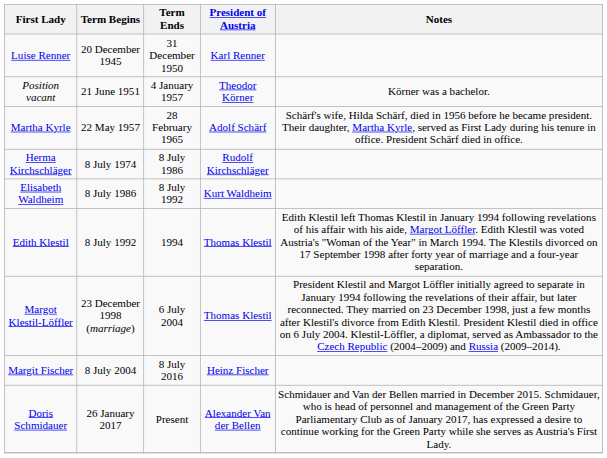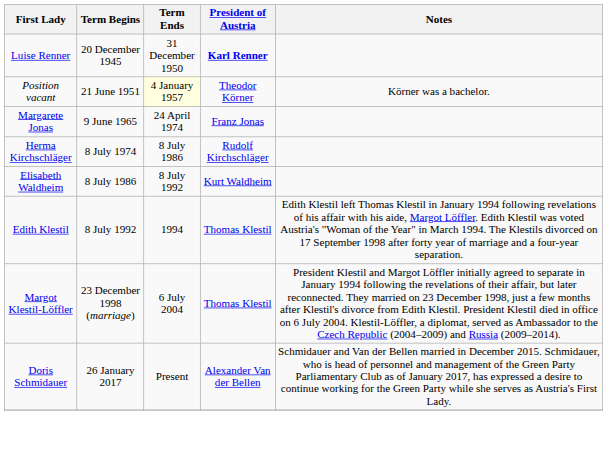(238, 55) normal -> (238, 55) bold
(172, 91) no background -> (172, 91) lightyellow background
- row: (41, 127)
+ row: (41, 121)
- row: (41, 370)
